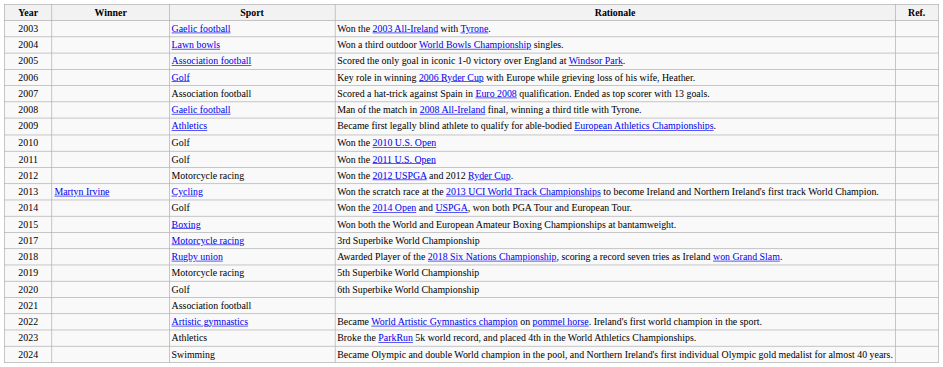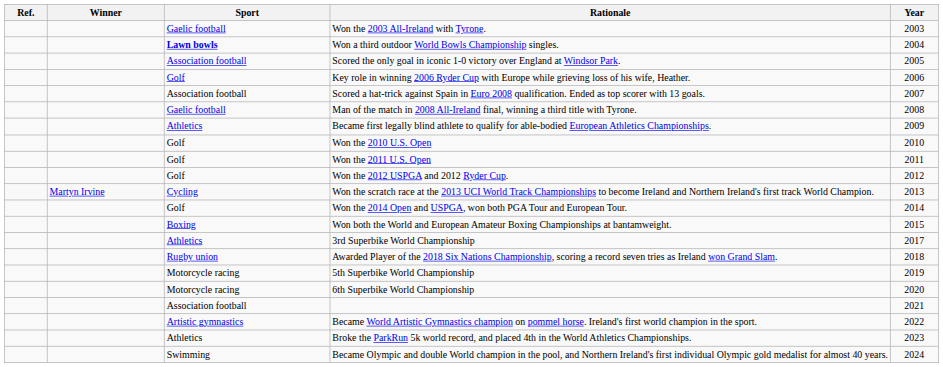columns swapped: (28, 12) <-> (917, 12)
(196, 45) normal -> (192, 45) bold
(208, 175) Motorcycle racing -> (176, 175) Golf
(208, 240) Motorcycle racing -> (185, 240) Athletics
(181, 289) Golf -> (203, 289) Motorcycle racing
